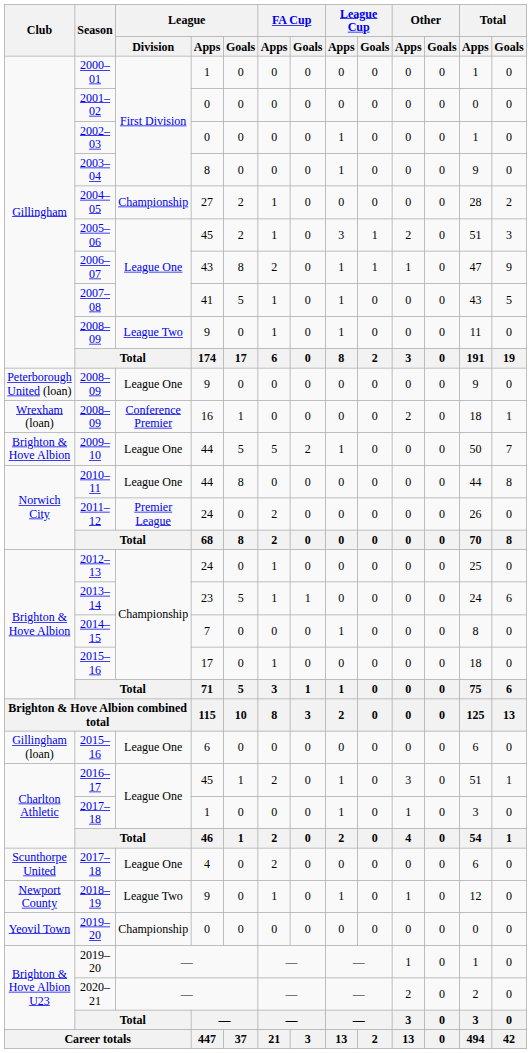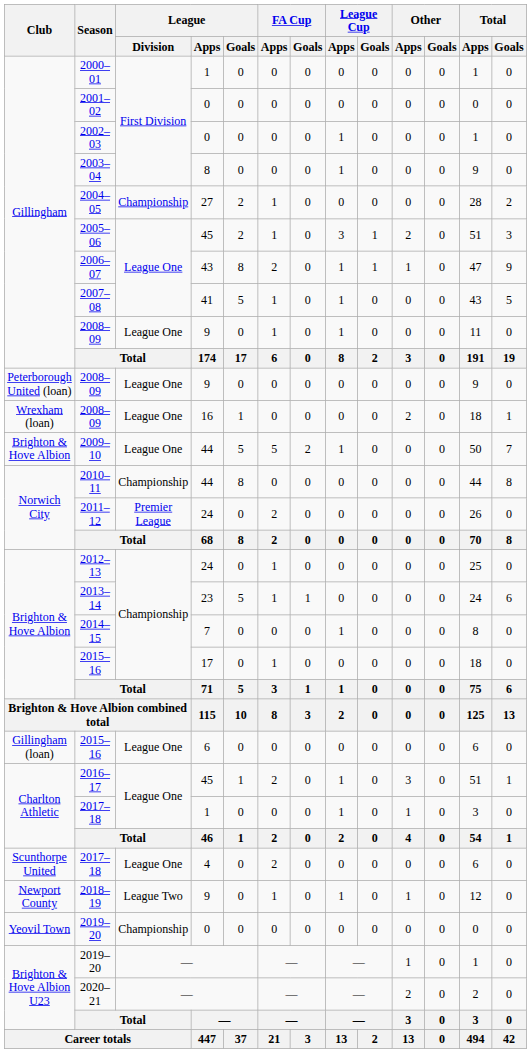(153, 332) League Two -> (153, 332) League One
(153, 416) Conference Premier -> (153, 416) League One
(153, 481) League One -> (153, 481) Championship
